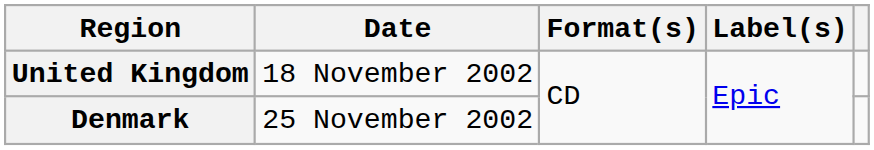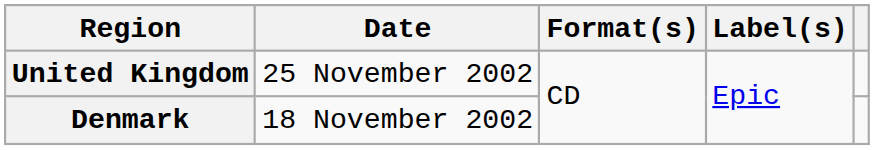(398, 74) 18 November 2002 -> (398, 74) 25 November 2002
(398, 120) 25 November 2002 -> (398, 120) 18 November 2002
